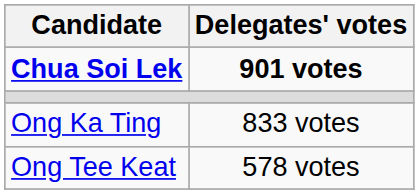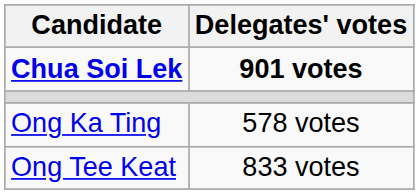(301, 124) 833 votes -> (301, 124) 578 votes
(301, 167) 578 votes -> (301, 167) 833 votes
